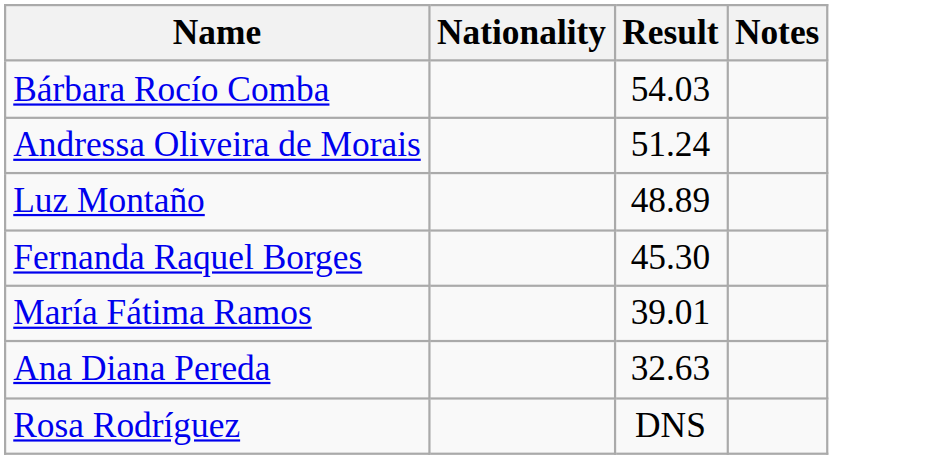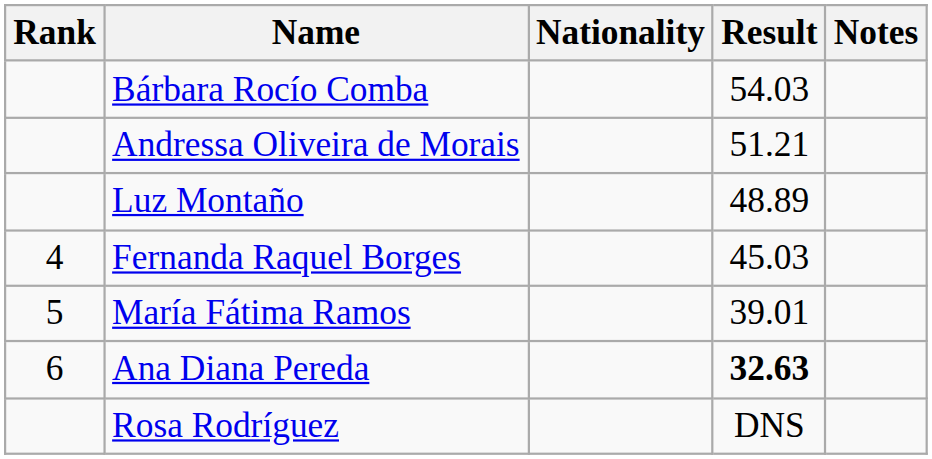+ column: (55, 32)
(670, 144) 51.24 -> (769, 144) 51.21
(670, 256) 45.30 -> (769, 256) 45.03
(670, 369) normal -> (769, 369) bold
